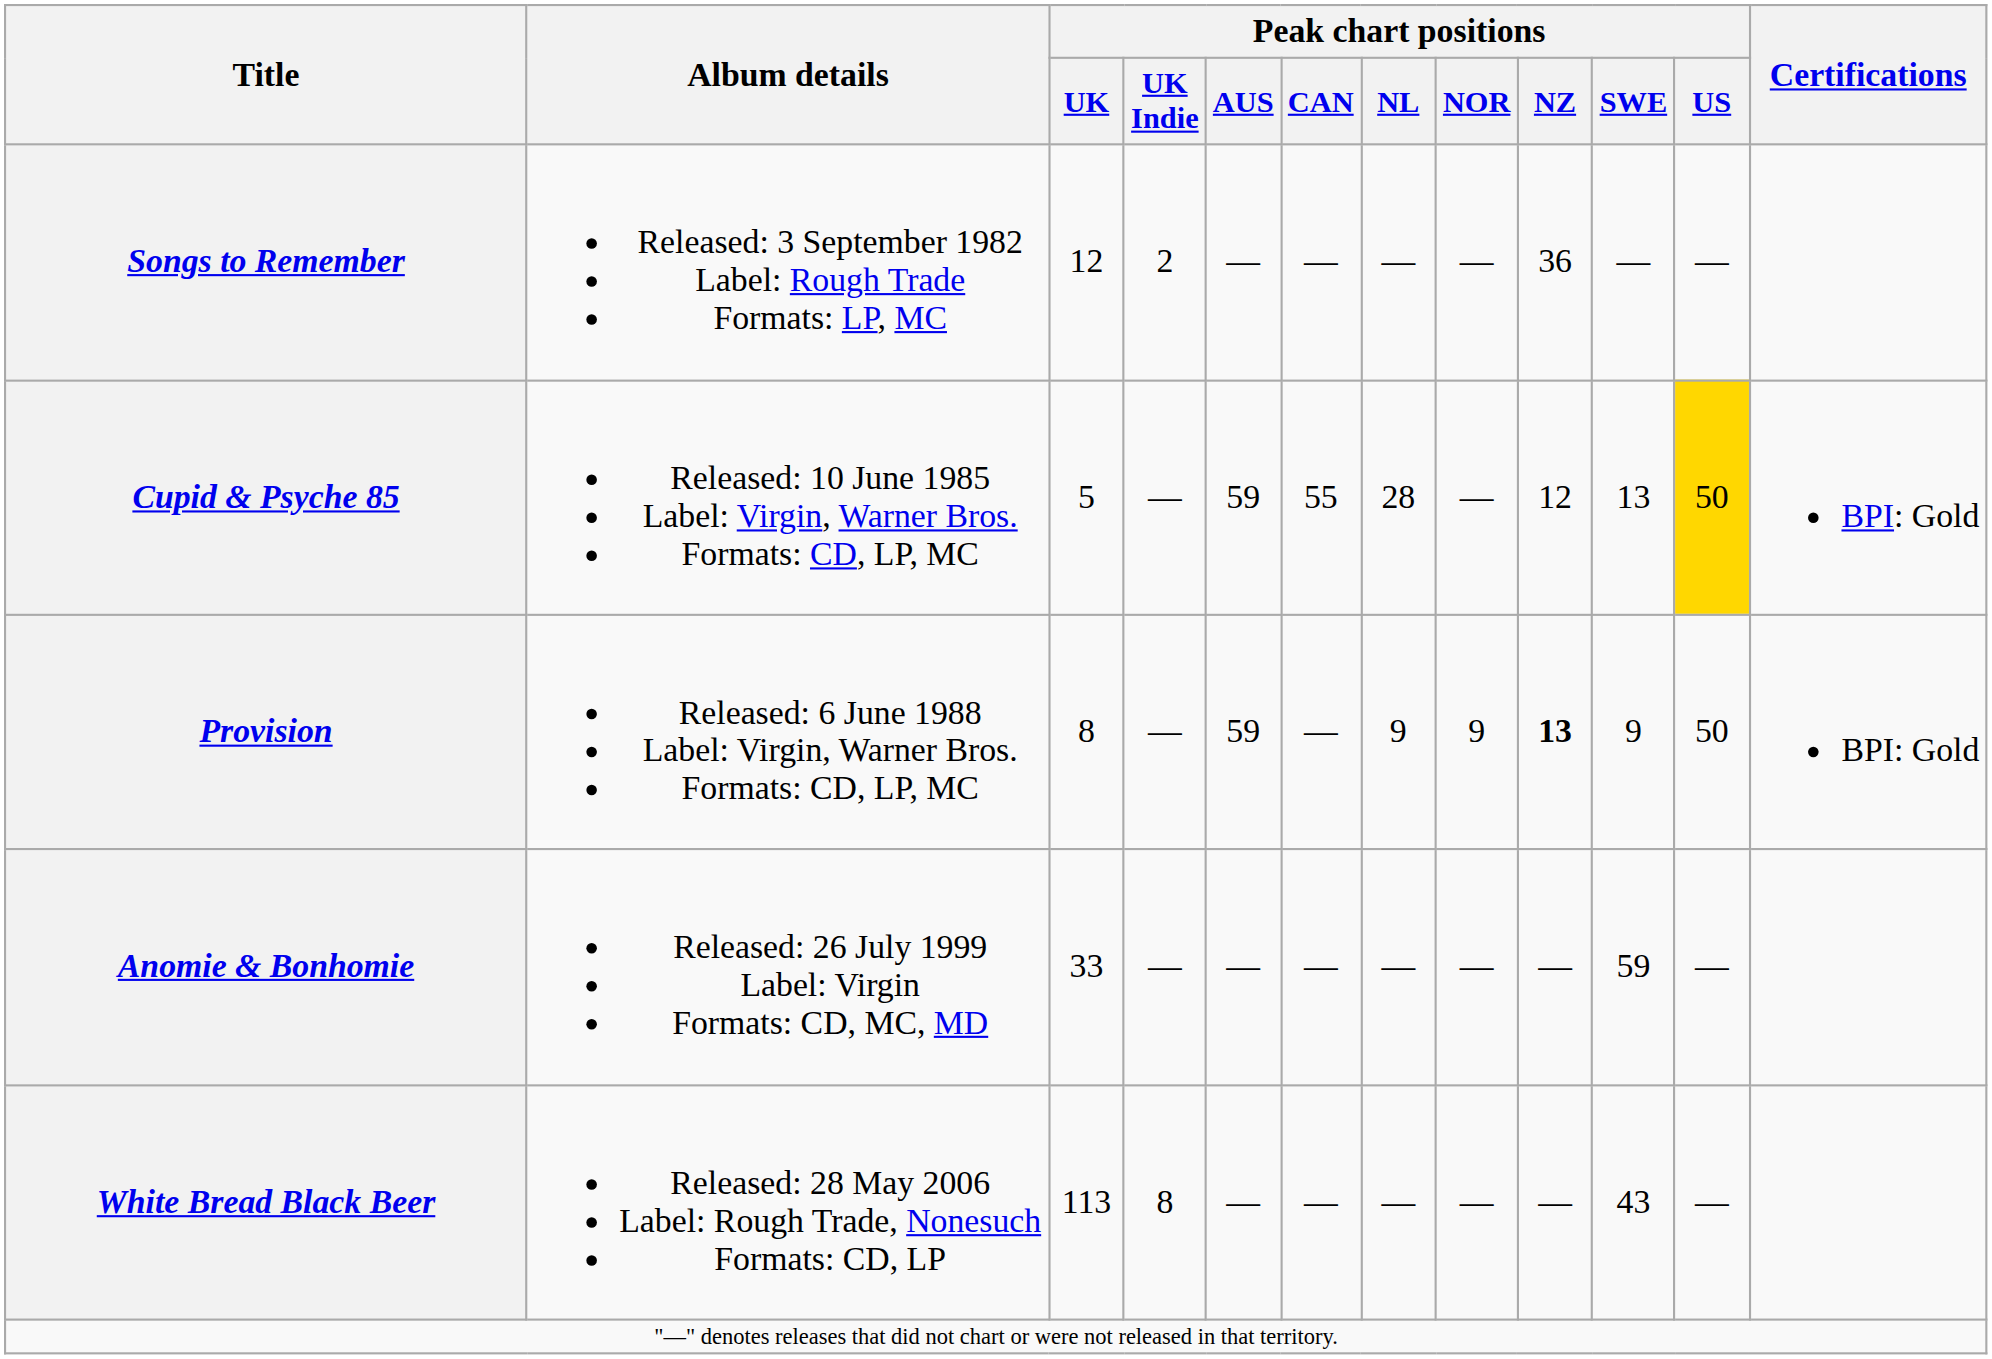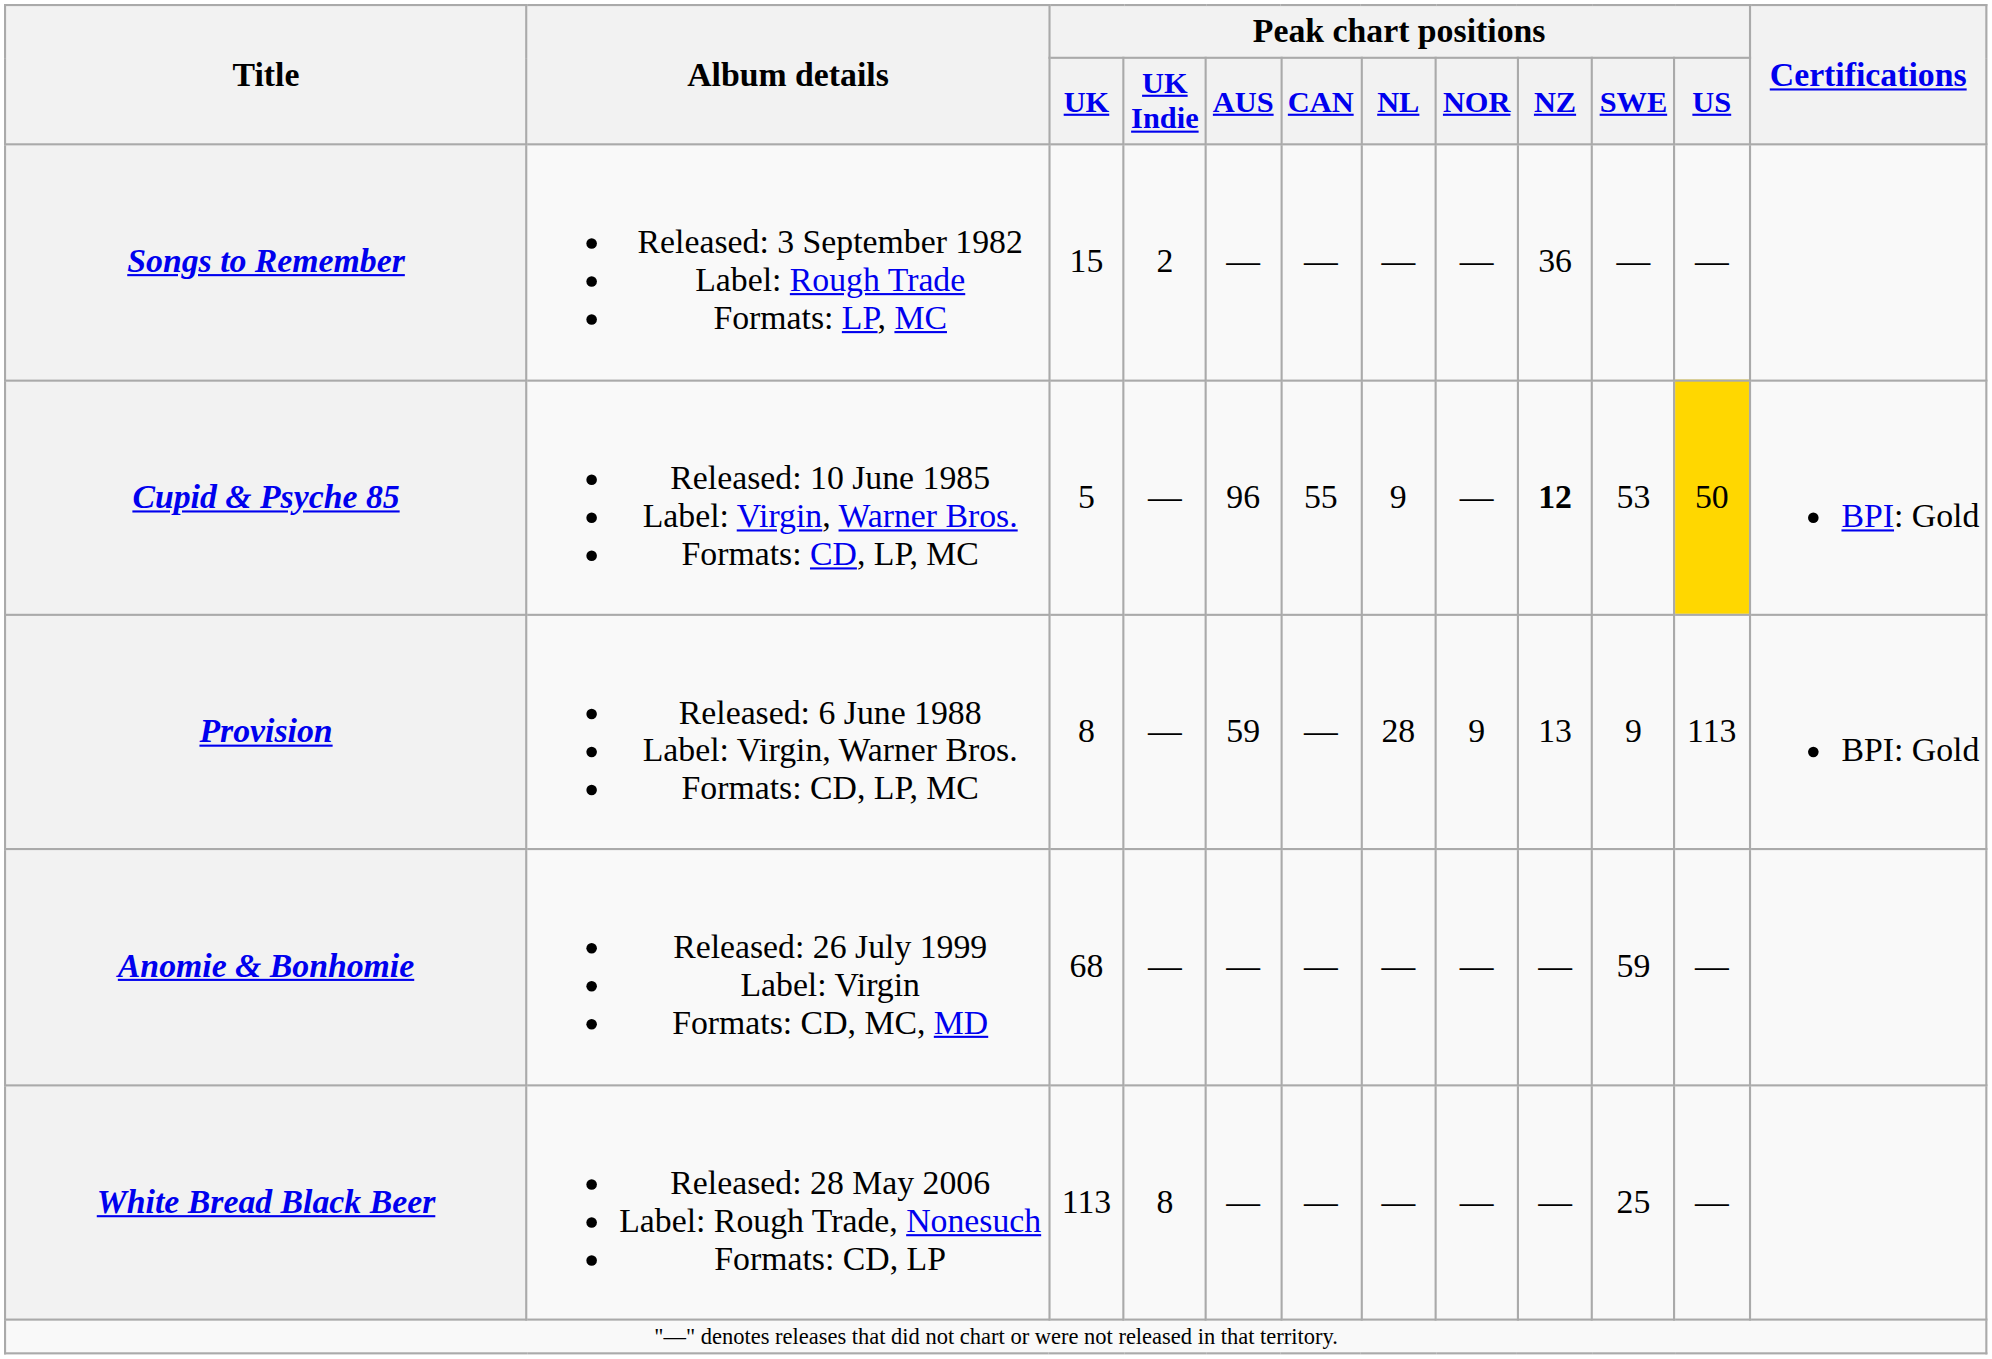(1086, 261) 12 -> (1086, 261) 15
(1243, 496) 59 -> (1243, 496) 96
(1398, 496) 28 -> (1398, 496) 9
(1555, 496) normal -> (1555, 496) bold
(1633, 496) 13 -> (1633, 496) 53
(1398, 731) 9 -> (1398, 731) 28
(1555, 731) bold -> (1555, 731) normal
(1712, 731) 50 -> (1712, 731) 113
(1086, 966) 33 -> (1086, 966) 68
(1633, 1201) 43 -> (1633, 1201) 25
